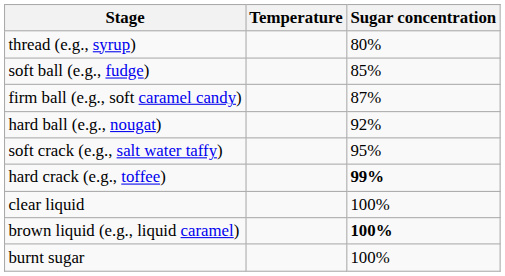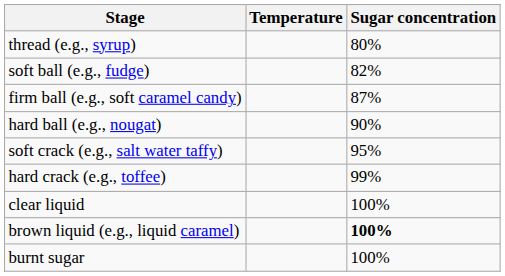(366, 71) 85% -> (366, 71) 82%
(366, 124) 92% -> (366, 124) 90%
(367, 177) bold -> (366, 177) normal
